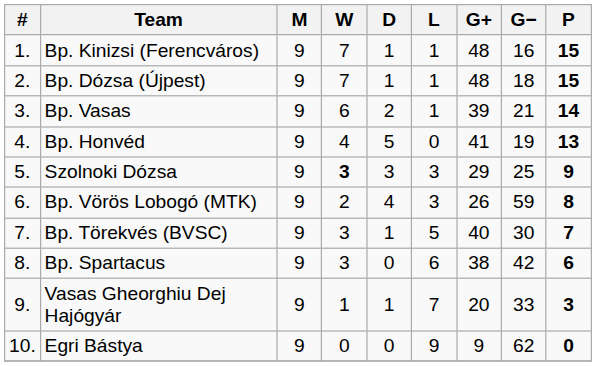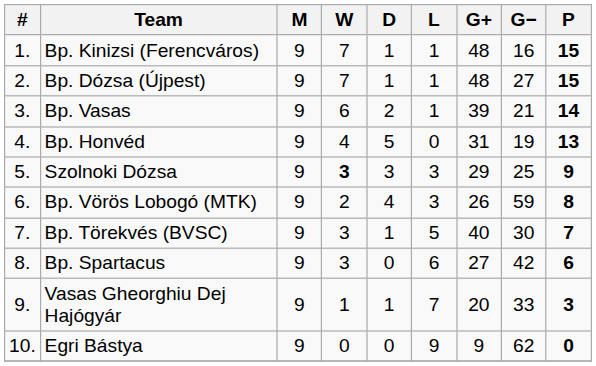(524, 80) 18 -> (524, 80) 27
(479, 141) 41 -> (479, 141) 31
(479, 263) 38 -> (479, 263) 27
